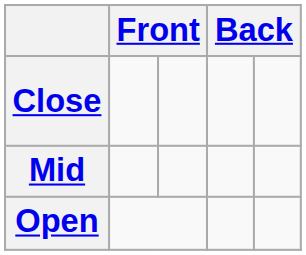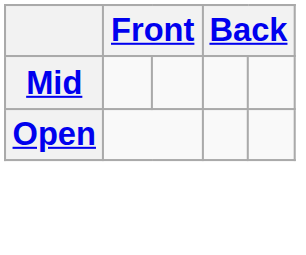- row: (57, 100)
